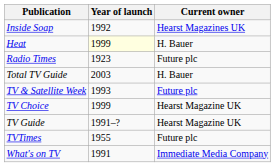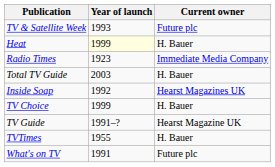rows swapped: (30, 28) <-> (46, 91)
(177, 59) Future plc -> (213, 59) Immediate Media Company
(199, 106) Hearst Magazine UK -> (175, 106) H. Bauer
(177, 138) Future plc -> (175, 138) H. Bauer
(213, 153) Immediate Media Company -> (177, 153) Future plc
